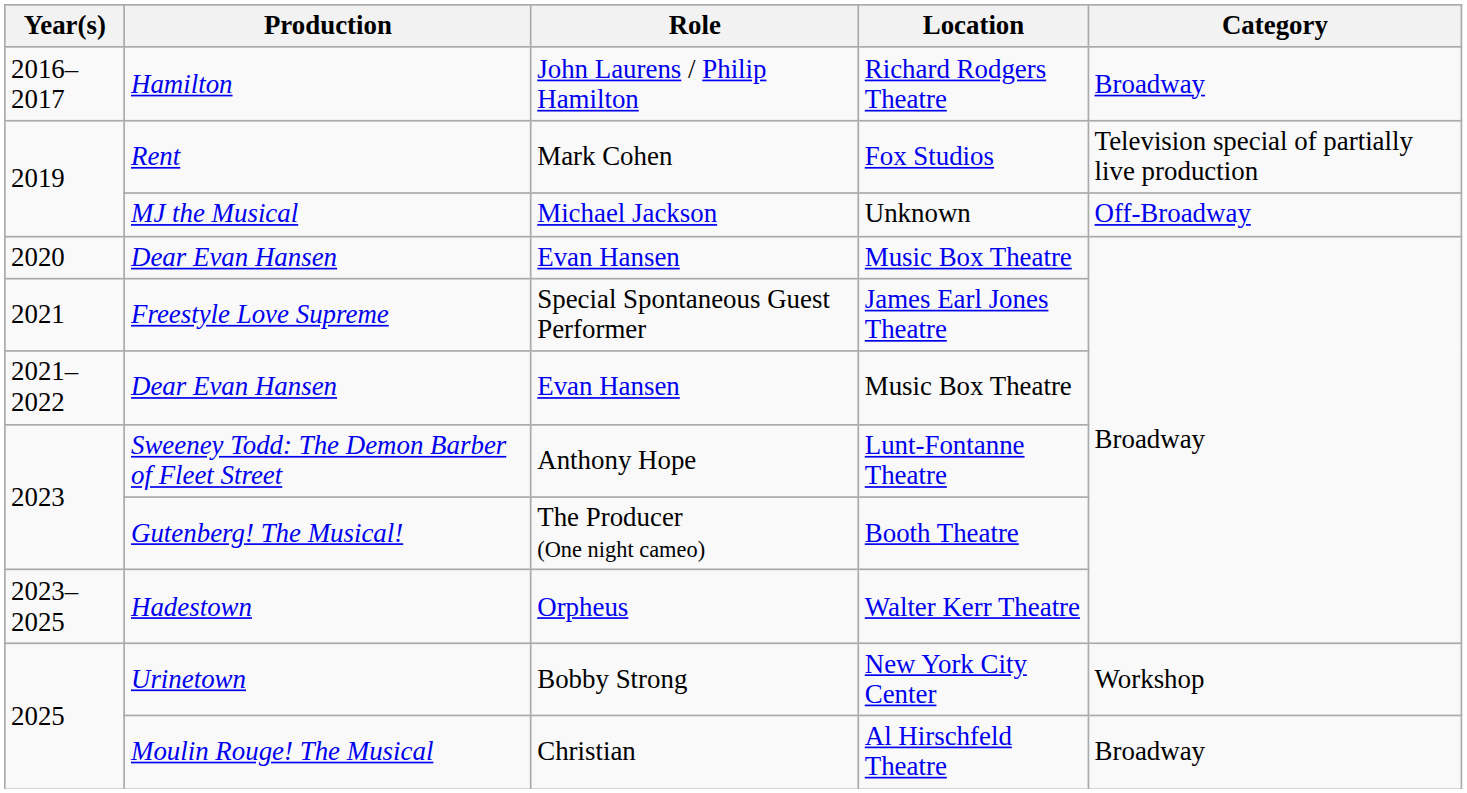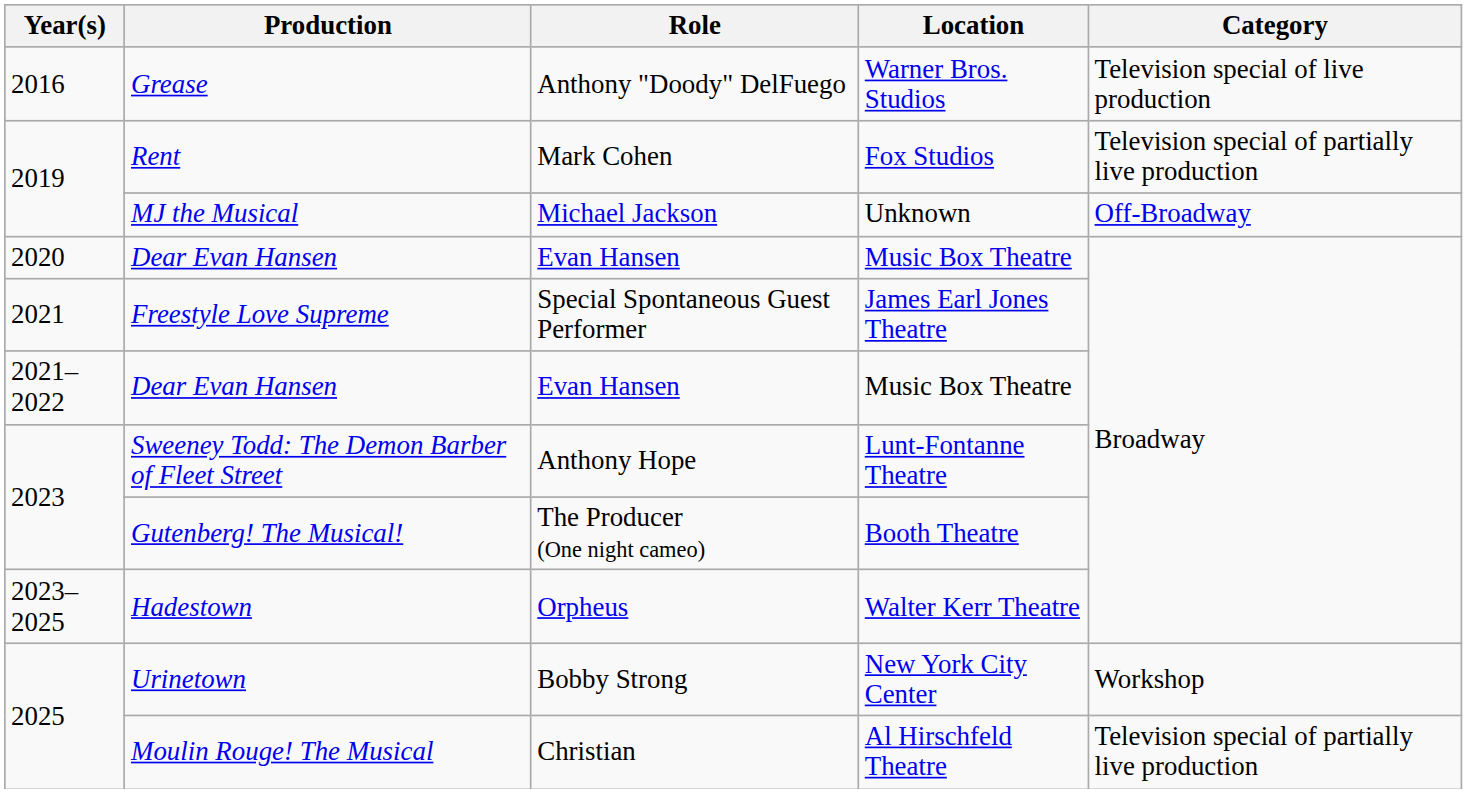+ row: (38, 83)
- row: (45, 83)
(1150, 751) Broadway -> (1254, 751) Television special of partially live production
